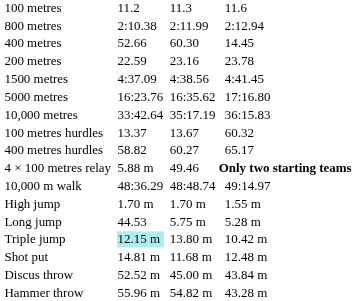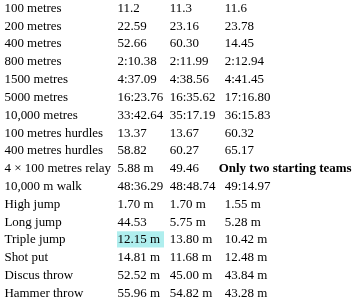rows swapped: (33, 61) <-> (33, 25)
